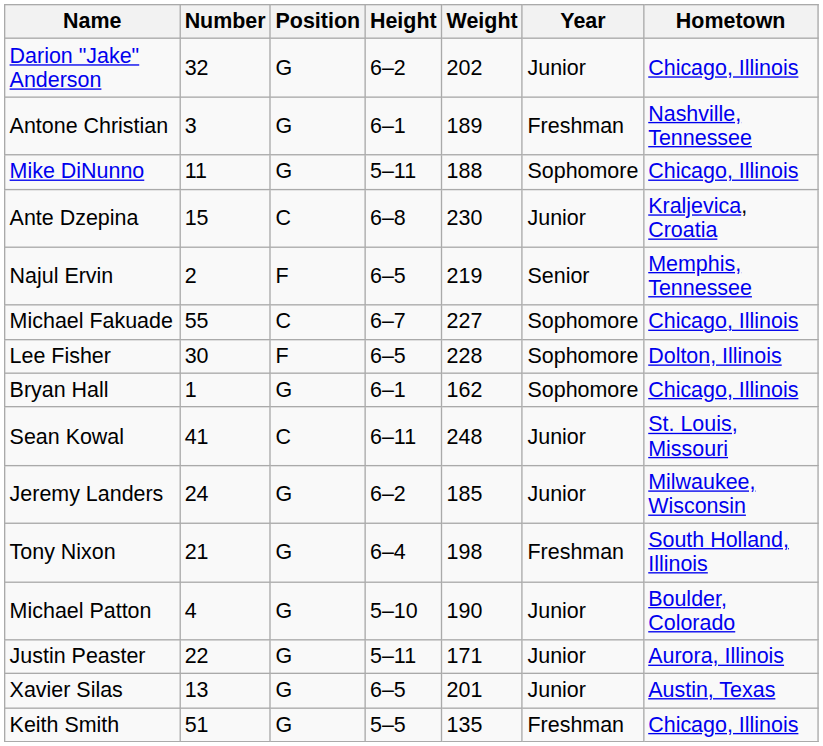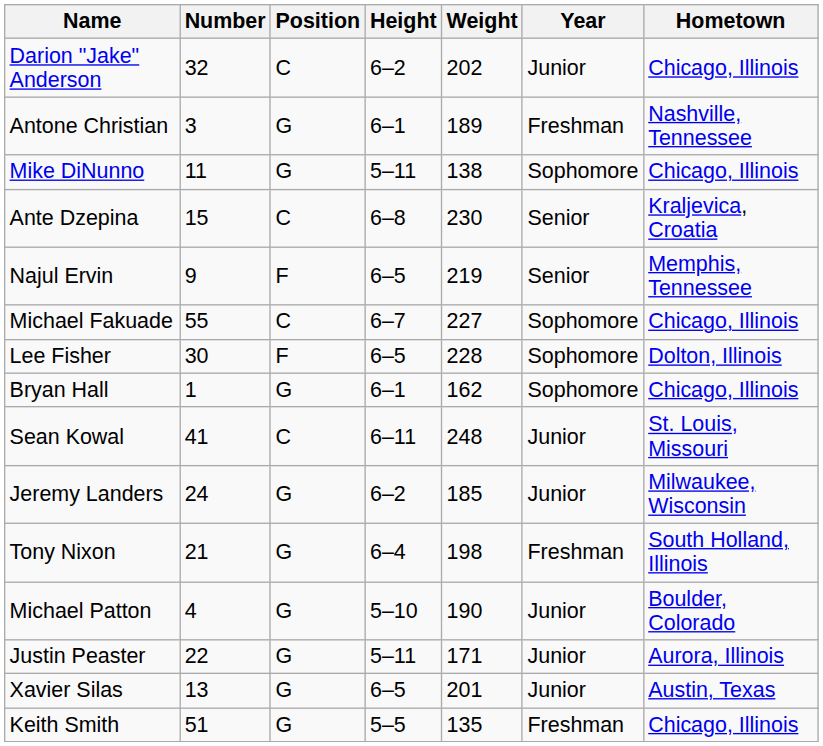(284, 67) G -> (283, 67) C
(464, 171) 188 -> (464, 171) 138
(557, 217) Junior -> (558, 217) Senior
(191, 275) 2 -> (191, 275) 9
